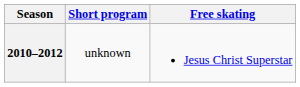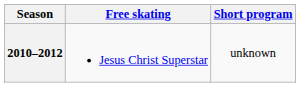columns swapped: (108, 14) <-> (223, 14)
